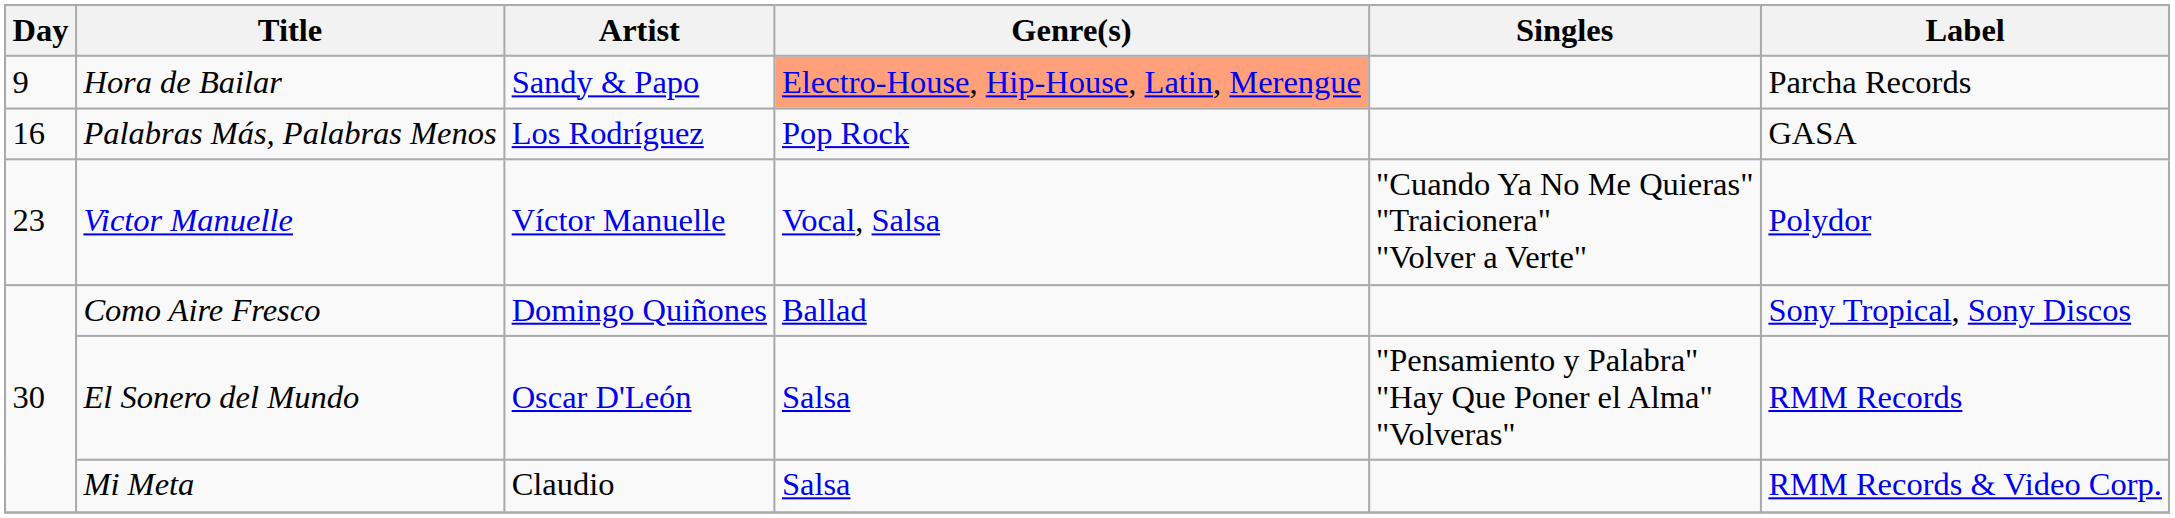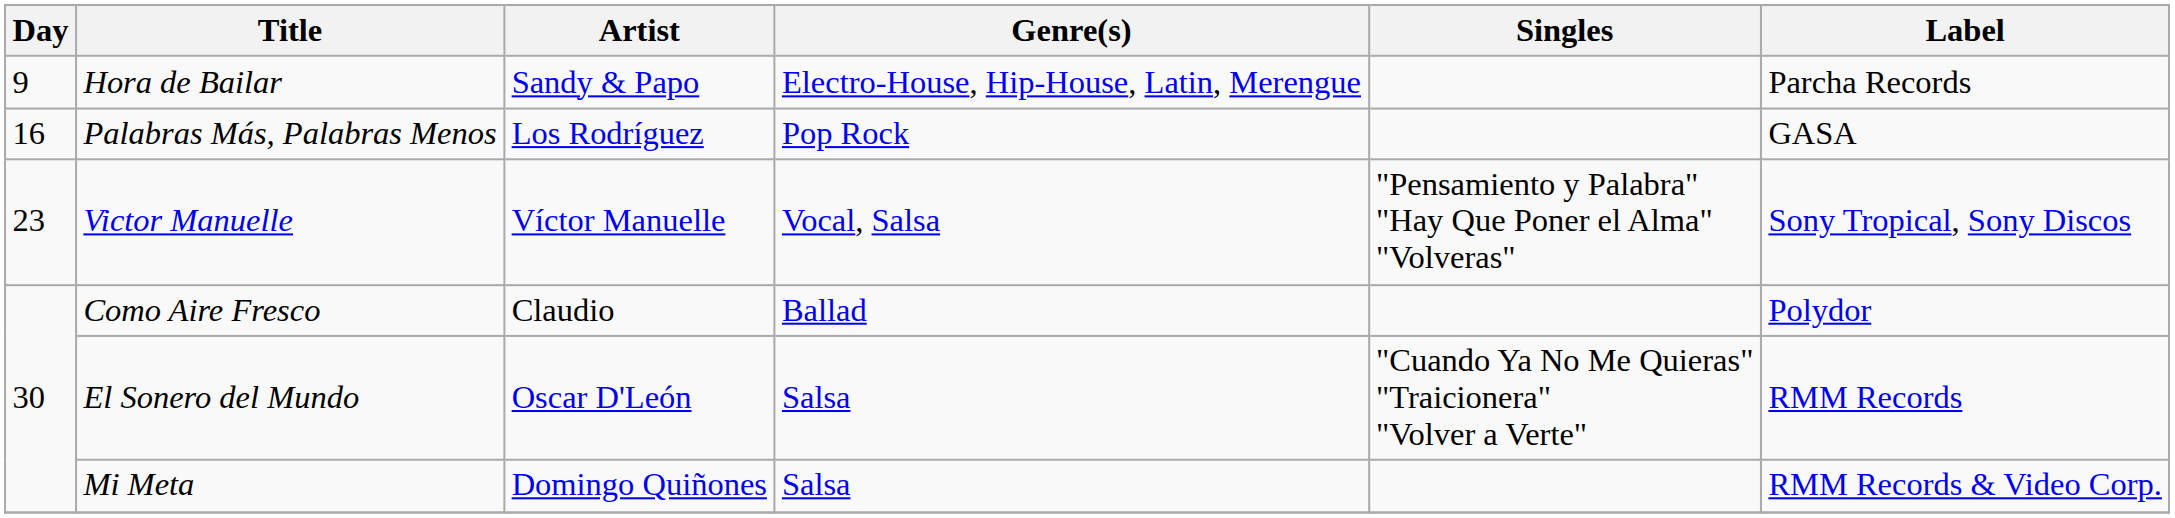(1071, 81) lightsalmon background -> (1071, 81) no background
(1565, 221) "Cuando Ya No Me Quieras" "Traicionera" "Volver a Verte" -> (1544, 221) "Pensamiento y Palabra" "Hay Que Poner el Alma" "Volveras"
(1820, 221) Polydor -> (1950, 221) Sony Tropical, Sony Discos
(639, 309) Domingo Quiñones -> (563, 309) Claudio
(1950, 309) Sony Tropical, Sony Discos -> (1820, 309) Polydor
(1544, 397) "Pensamiento y Palabra" "Hay Que Poner el Alma" "Volveras" -> (1565, 397) "Cuando Ya No Me Quieras" "Traicionera" "Volver a Verte"
(563, 485) Claudio -> (639, 485) Domingo Quiñones
